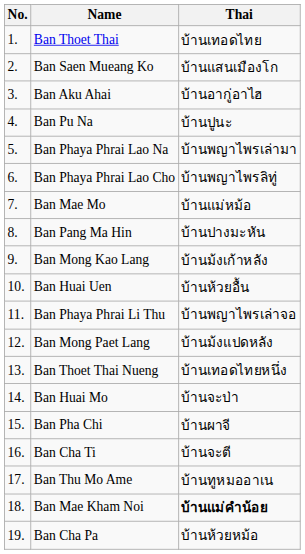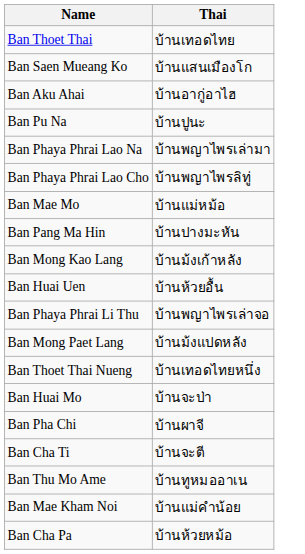- column: (18, 15)
(224, 508) bold -> (198, 508) normal
